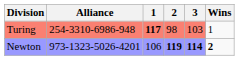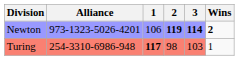rows swapped: (21, 30) <-> (24, 47)
